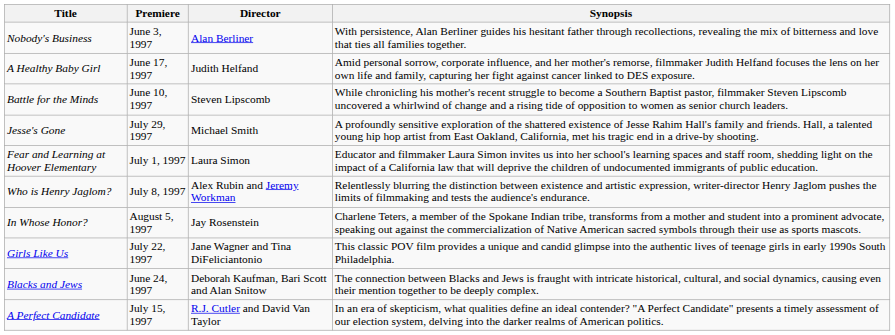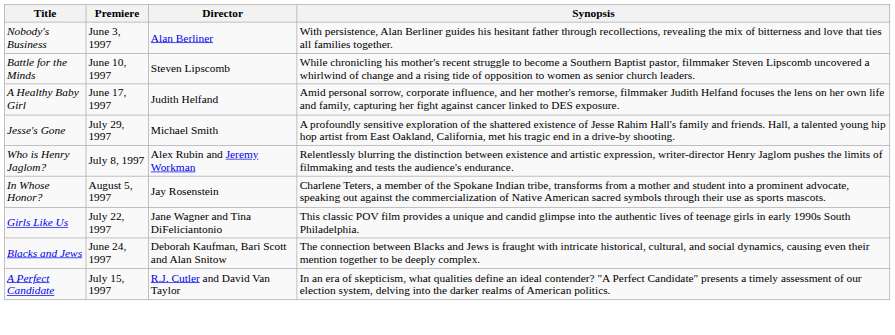rows swapped: (53, 99) <-> (54, 68)
- row: (56, 161)
